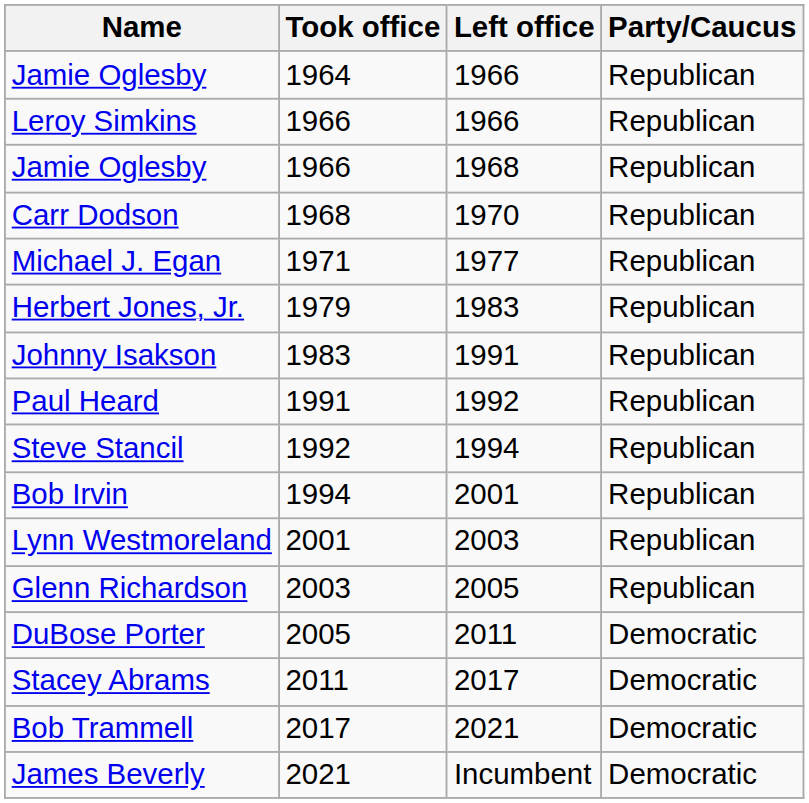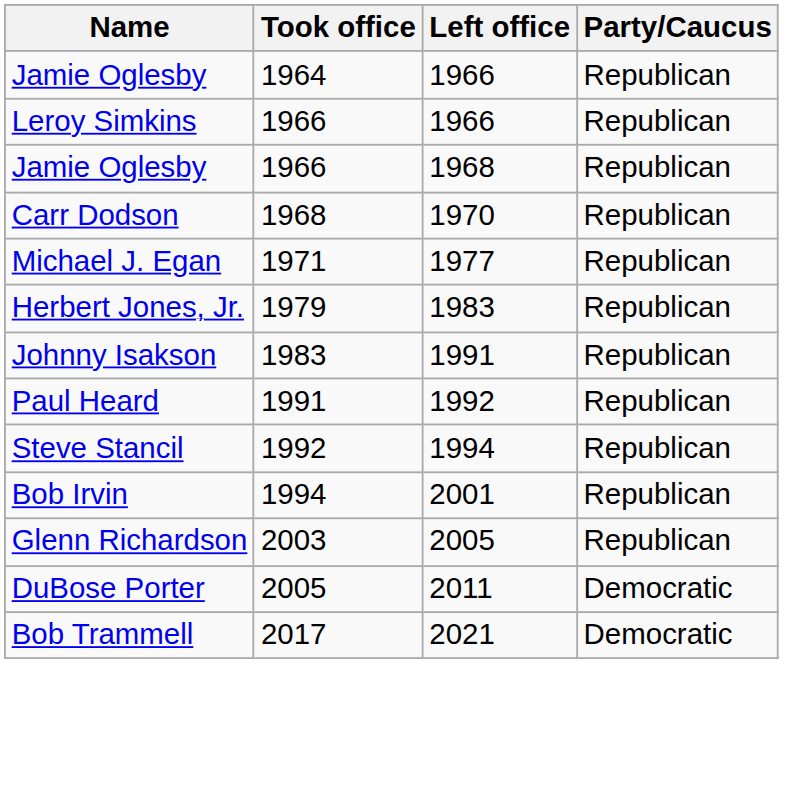- row: (142, 541)
- row: (111, 681)
- row: (108, 774)
